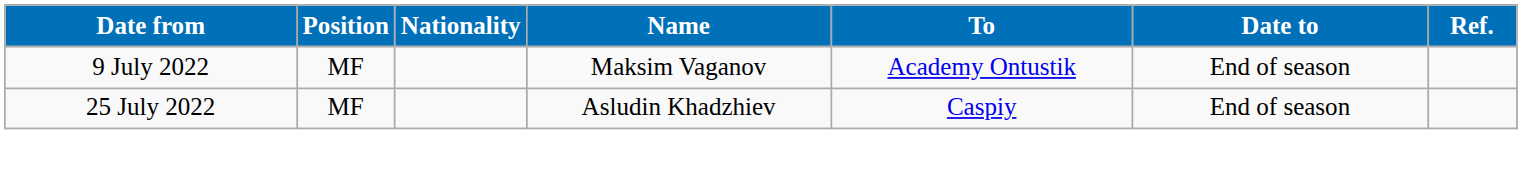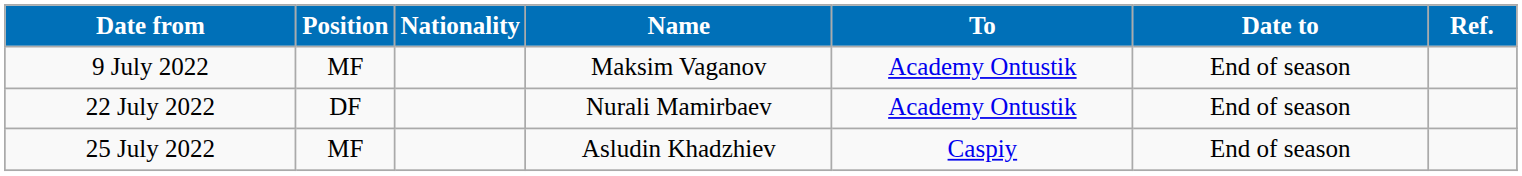+ row: (150, 108)
